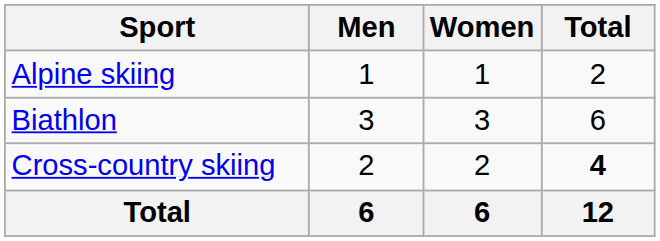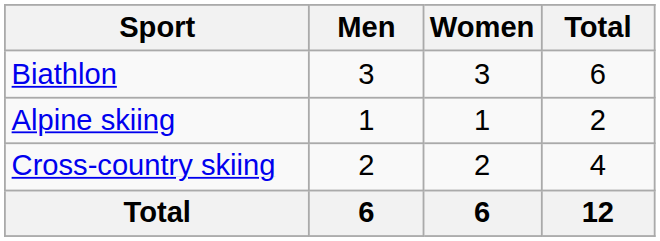rows swapped: (93, 73) <-> (64, 119)
(598, 166) bold -> (598, 166) normal
